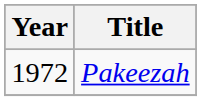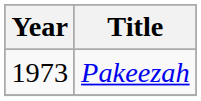(40, 71) 1972 -> (40, 71) 1973
